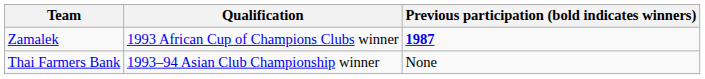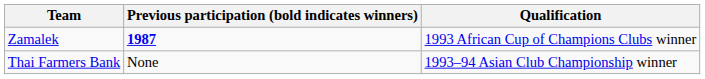columns swapped: (263, 16) <-> (551, 16)
